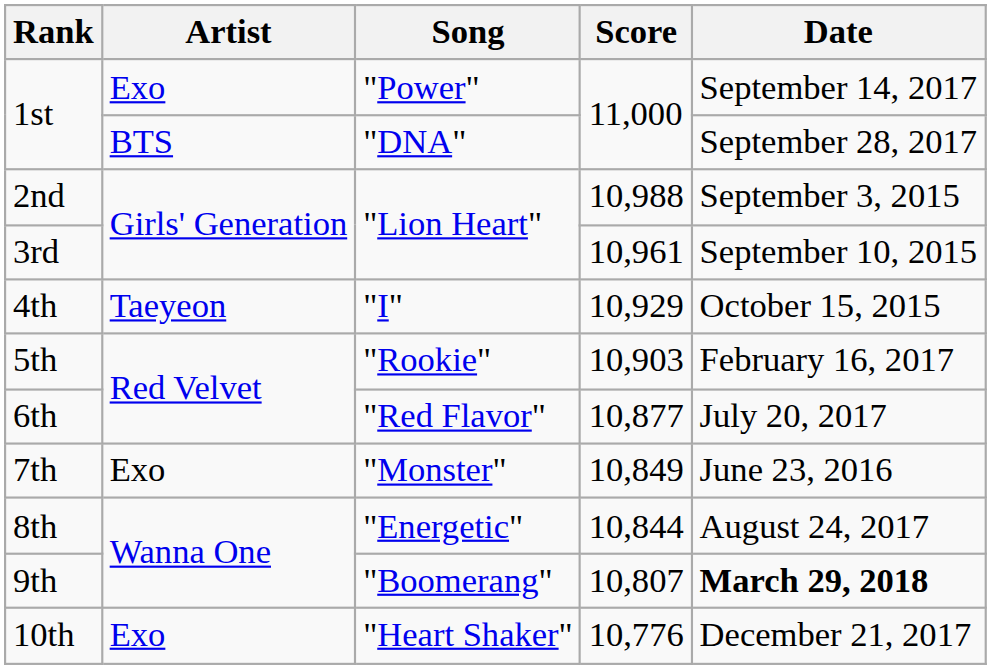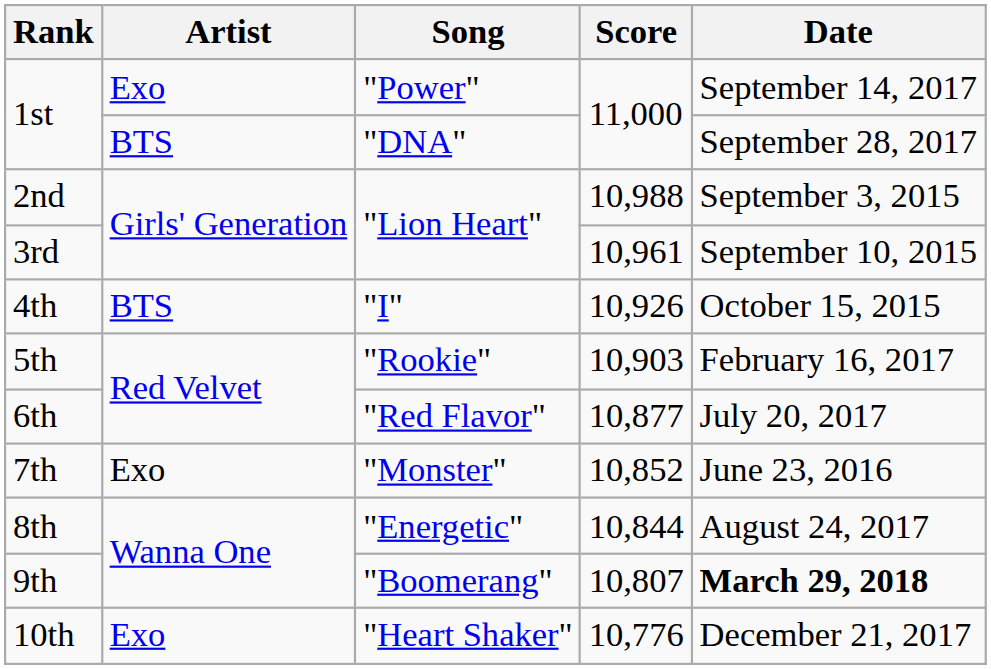(168, 305) Taeyeon -> (141, 305) BTS
(636, 305) 10,929 -> (636, 305) 10,926
(636, 470) 10,849 -> (636, 470) 10,852
